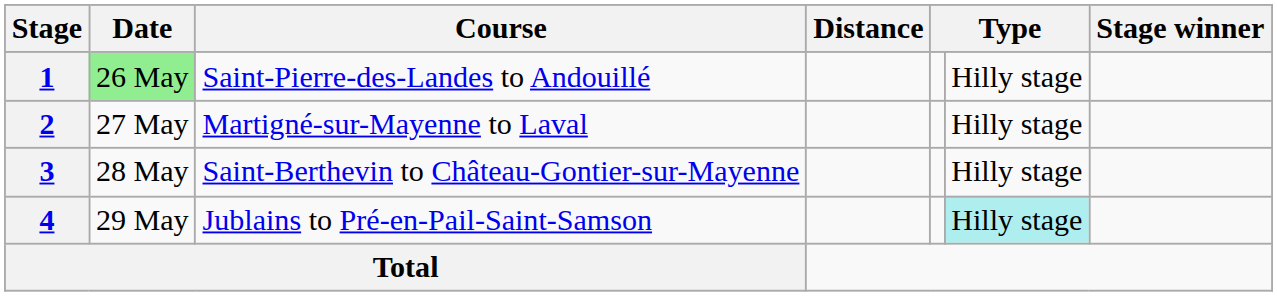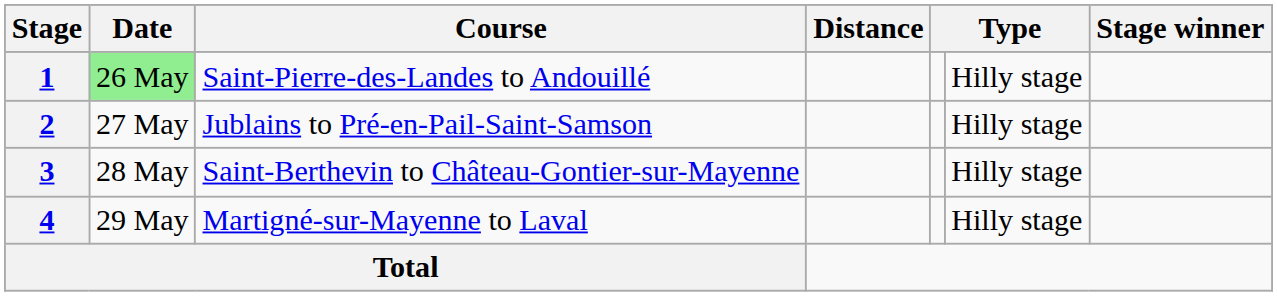(395, 123) Martigné-sur-Mayenne to Laval -> (427, 123) Jublains to Pré-en-Pail-Saint-Samson
(427, 219) Jublains to Pré-en-Pail-Saint-Samson -> (395, 219) Martigné-sur-Mayenne to Laval
(1017, 219) paleturquoise background -> (1017, 219) no background
